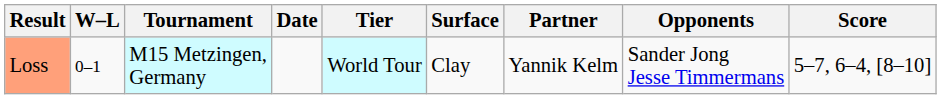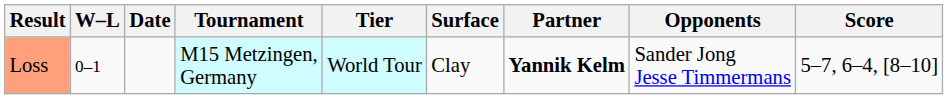columns swapped: (297, 20) <-> (198, 20)
(563, 65) normal -> (567, 65) bold
